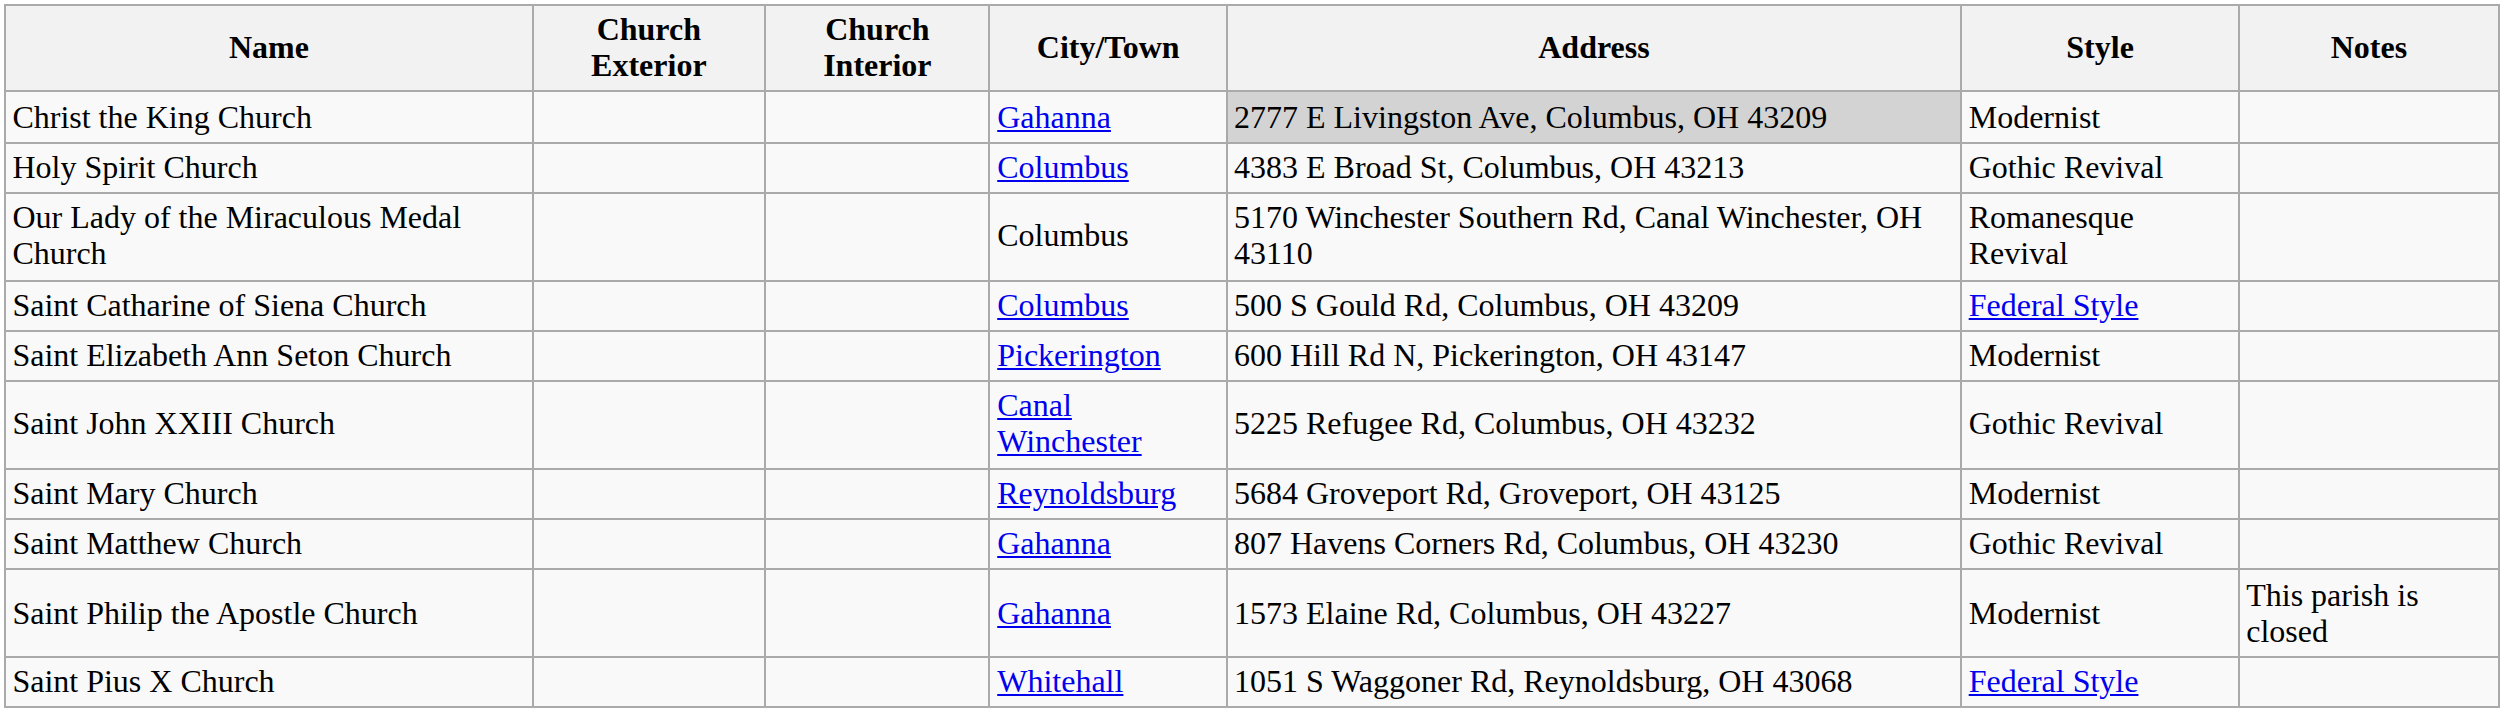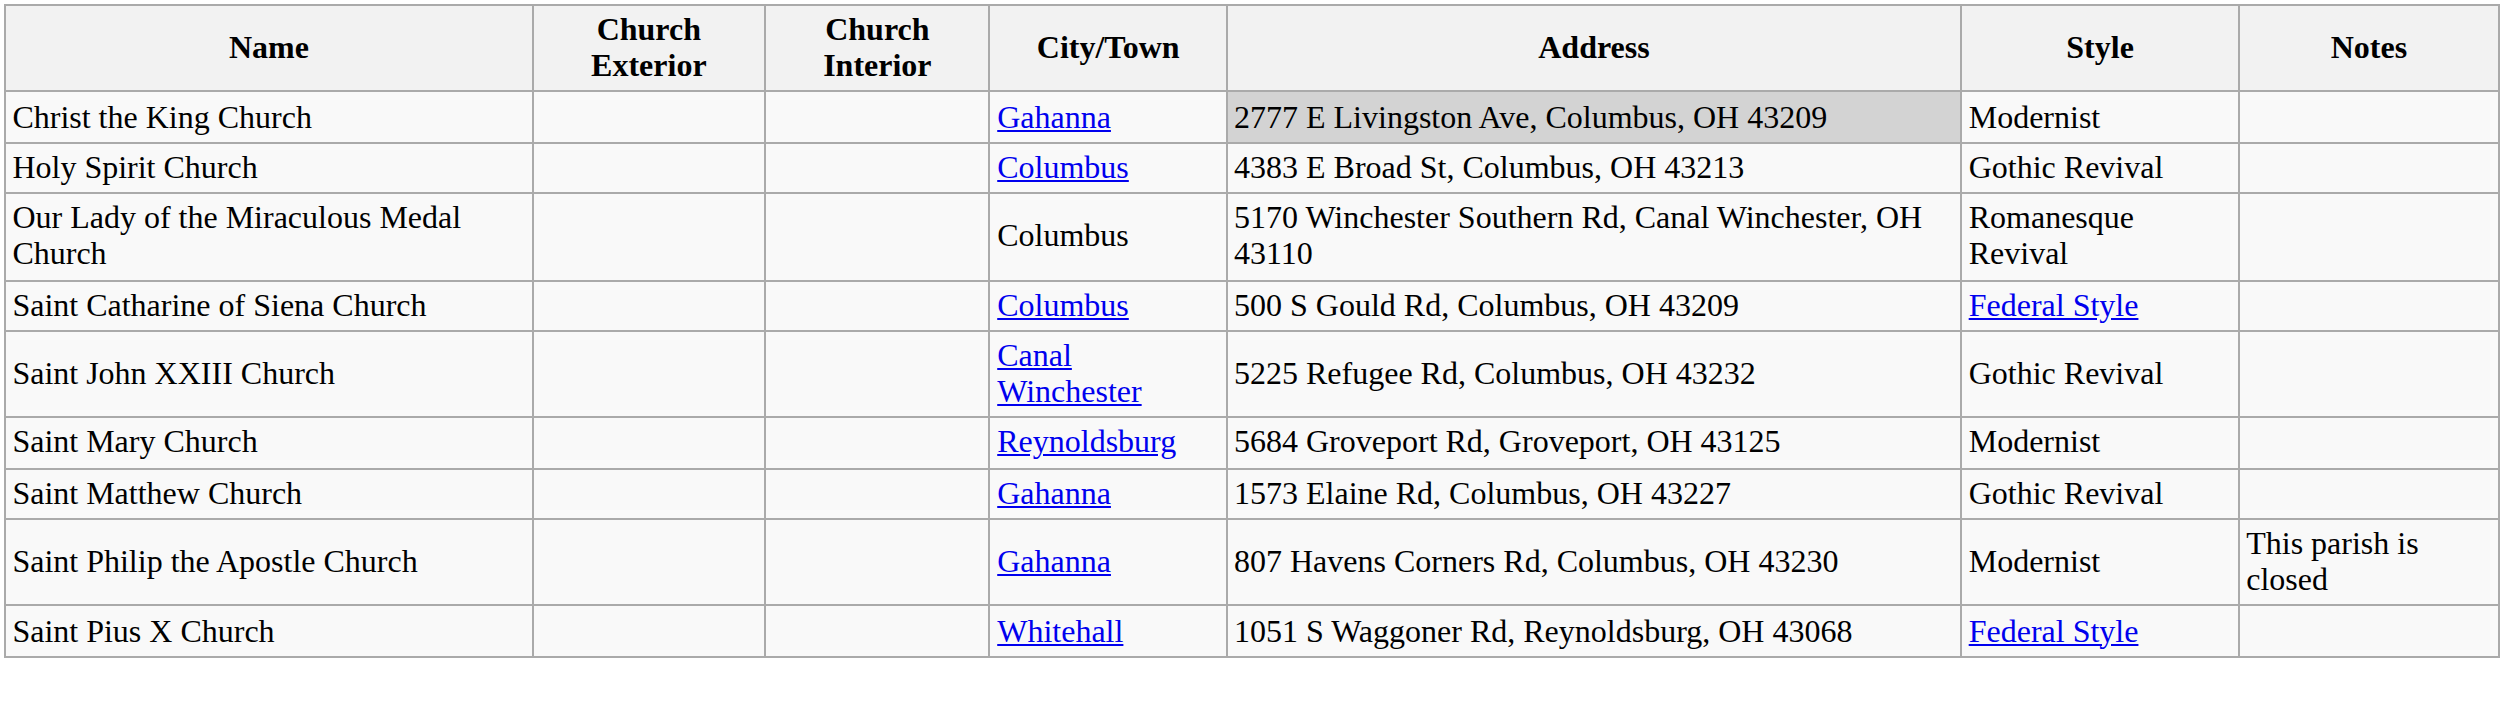- row: (232, 355)
(1536, 543) 807 Havens Corners Rd, Columbus, OH 43230 -> (1482, 493) 1573 Elaine Rd, Columbus, OH 43227
(1482, 612) 1573 Elaine Rd, Columbus, OH 43227 -> (1536, 561) 807 Havens Corners Rd, Columbus, OH 43230
